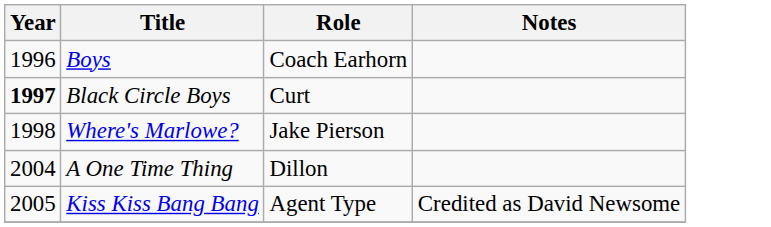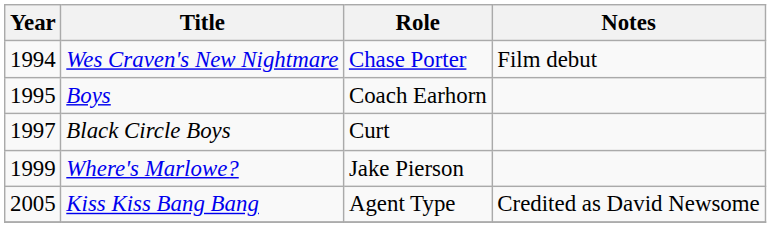+ row: (202, 58)
(33, 58) 1996 -> (33, 95) 1995
(33, 95) bold -> (33, 131) normal
(33, 131) 1998 -> (33, 167) 1999
- row: (150, 167)
